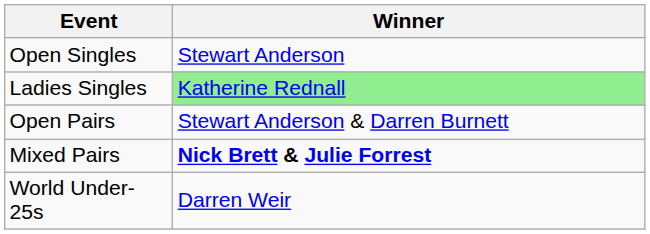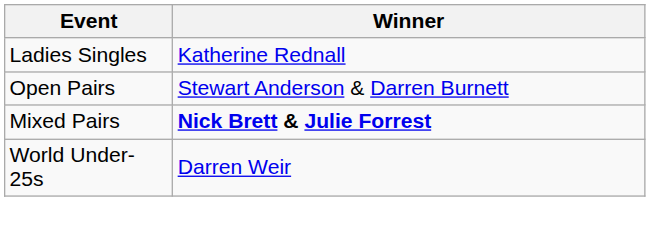- row: (73, 54)
(262, 88) lightgreen background -> (262, 54) no background
